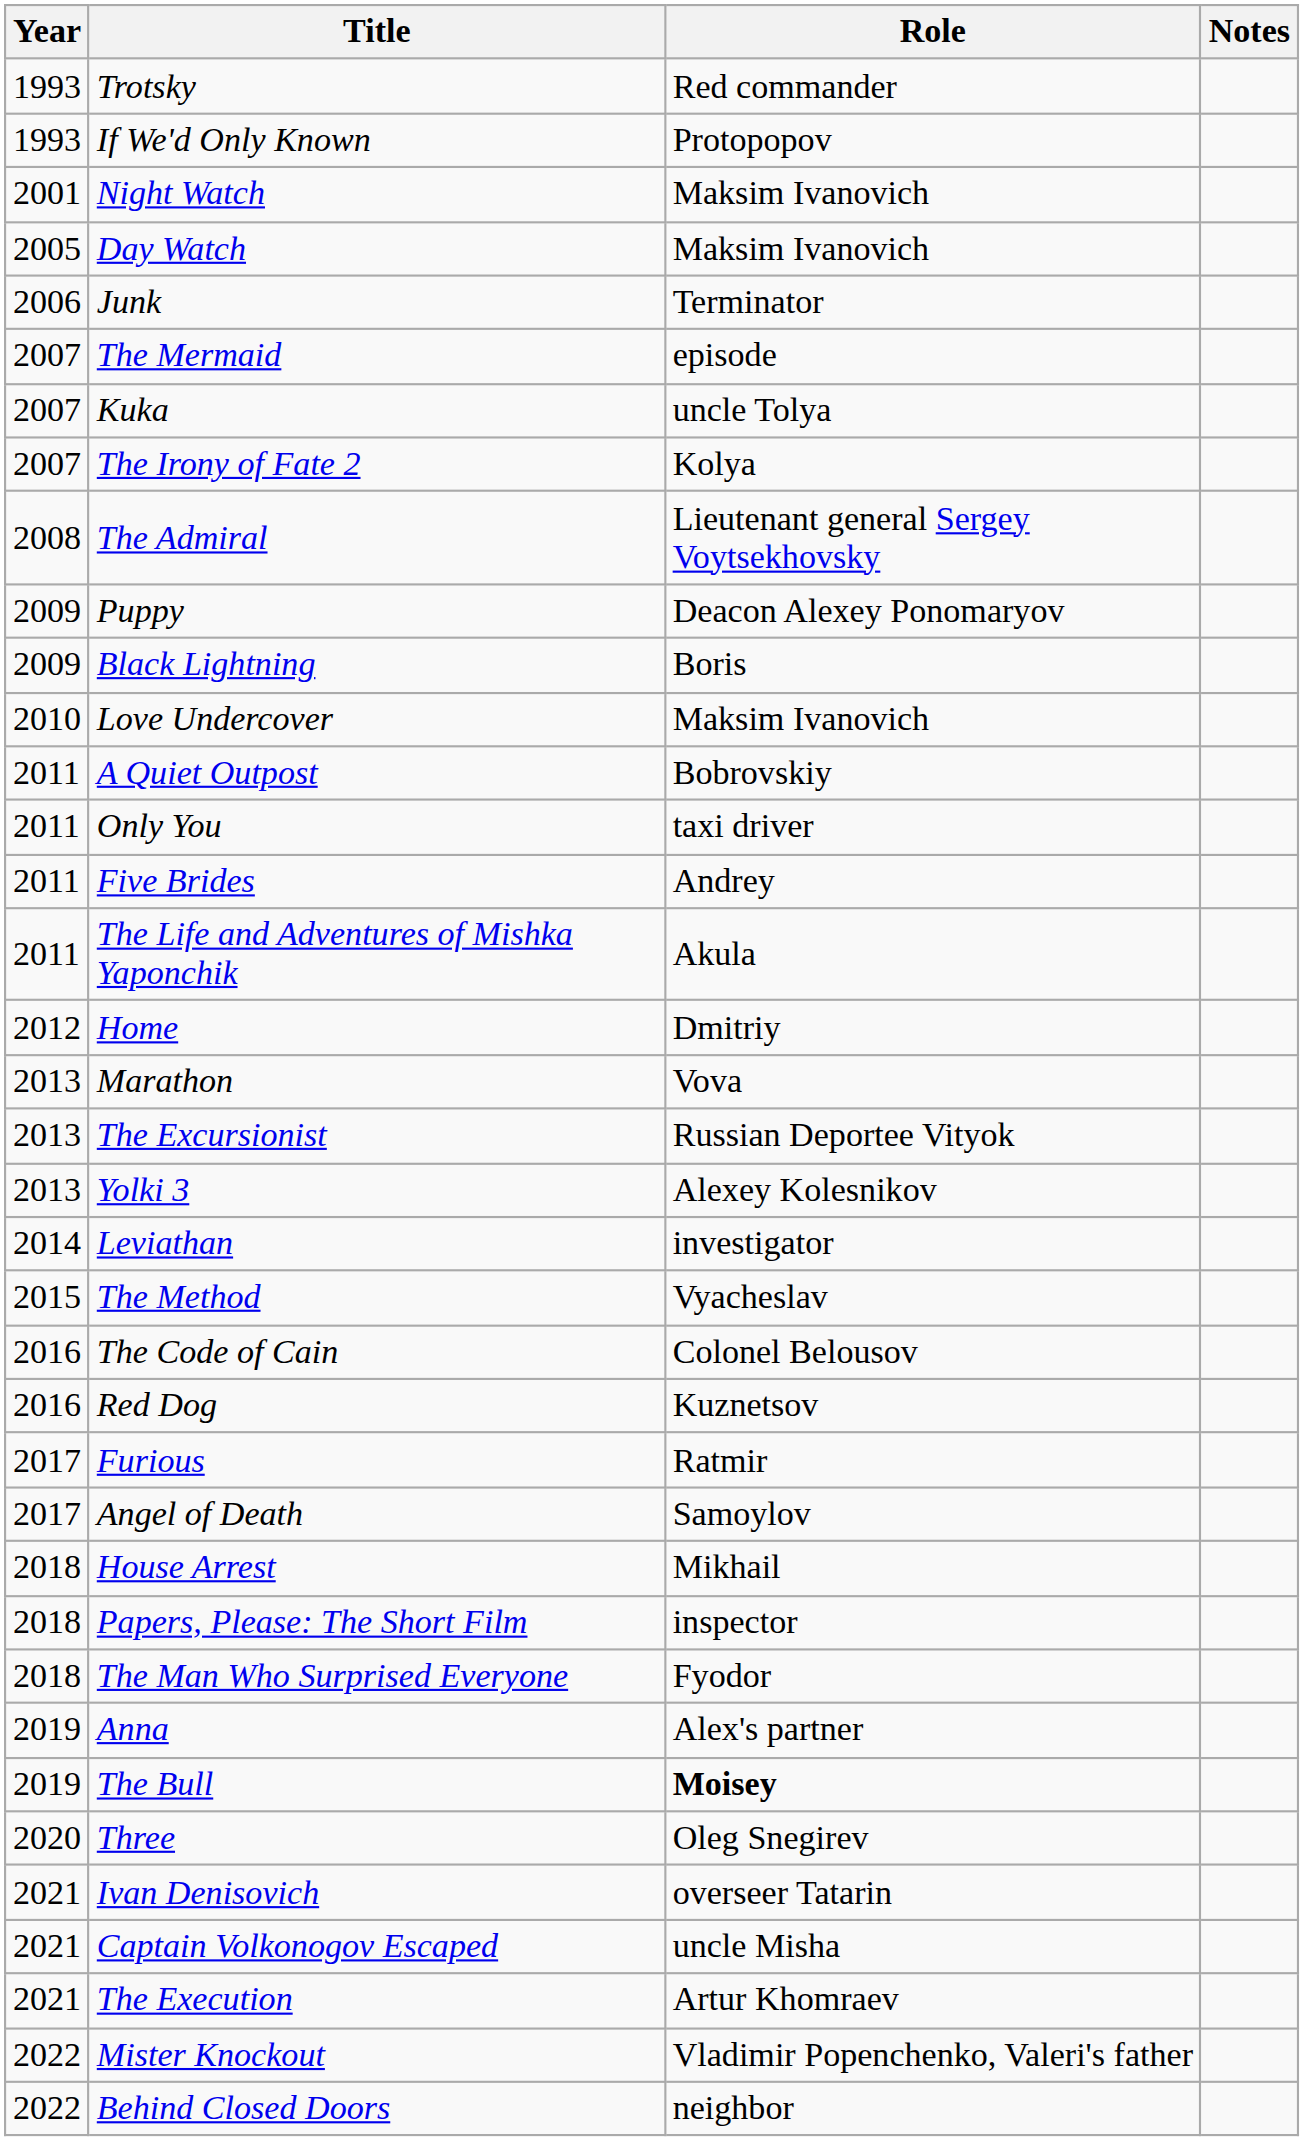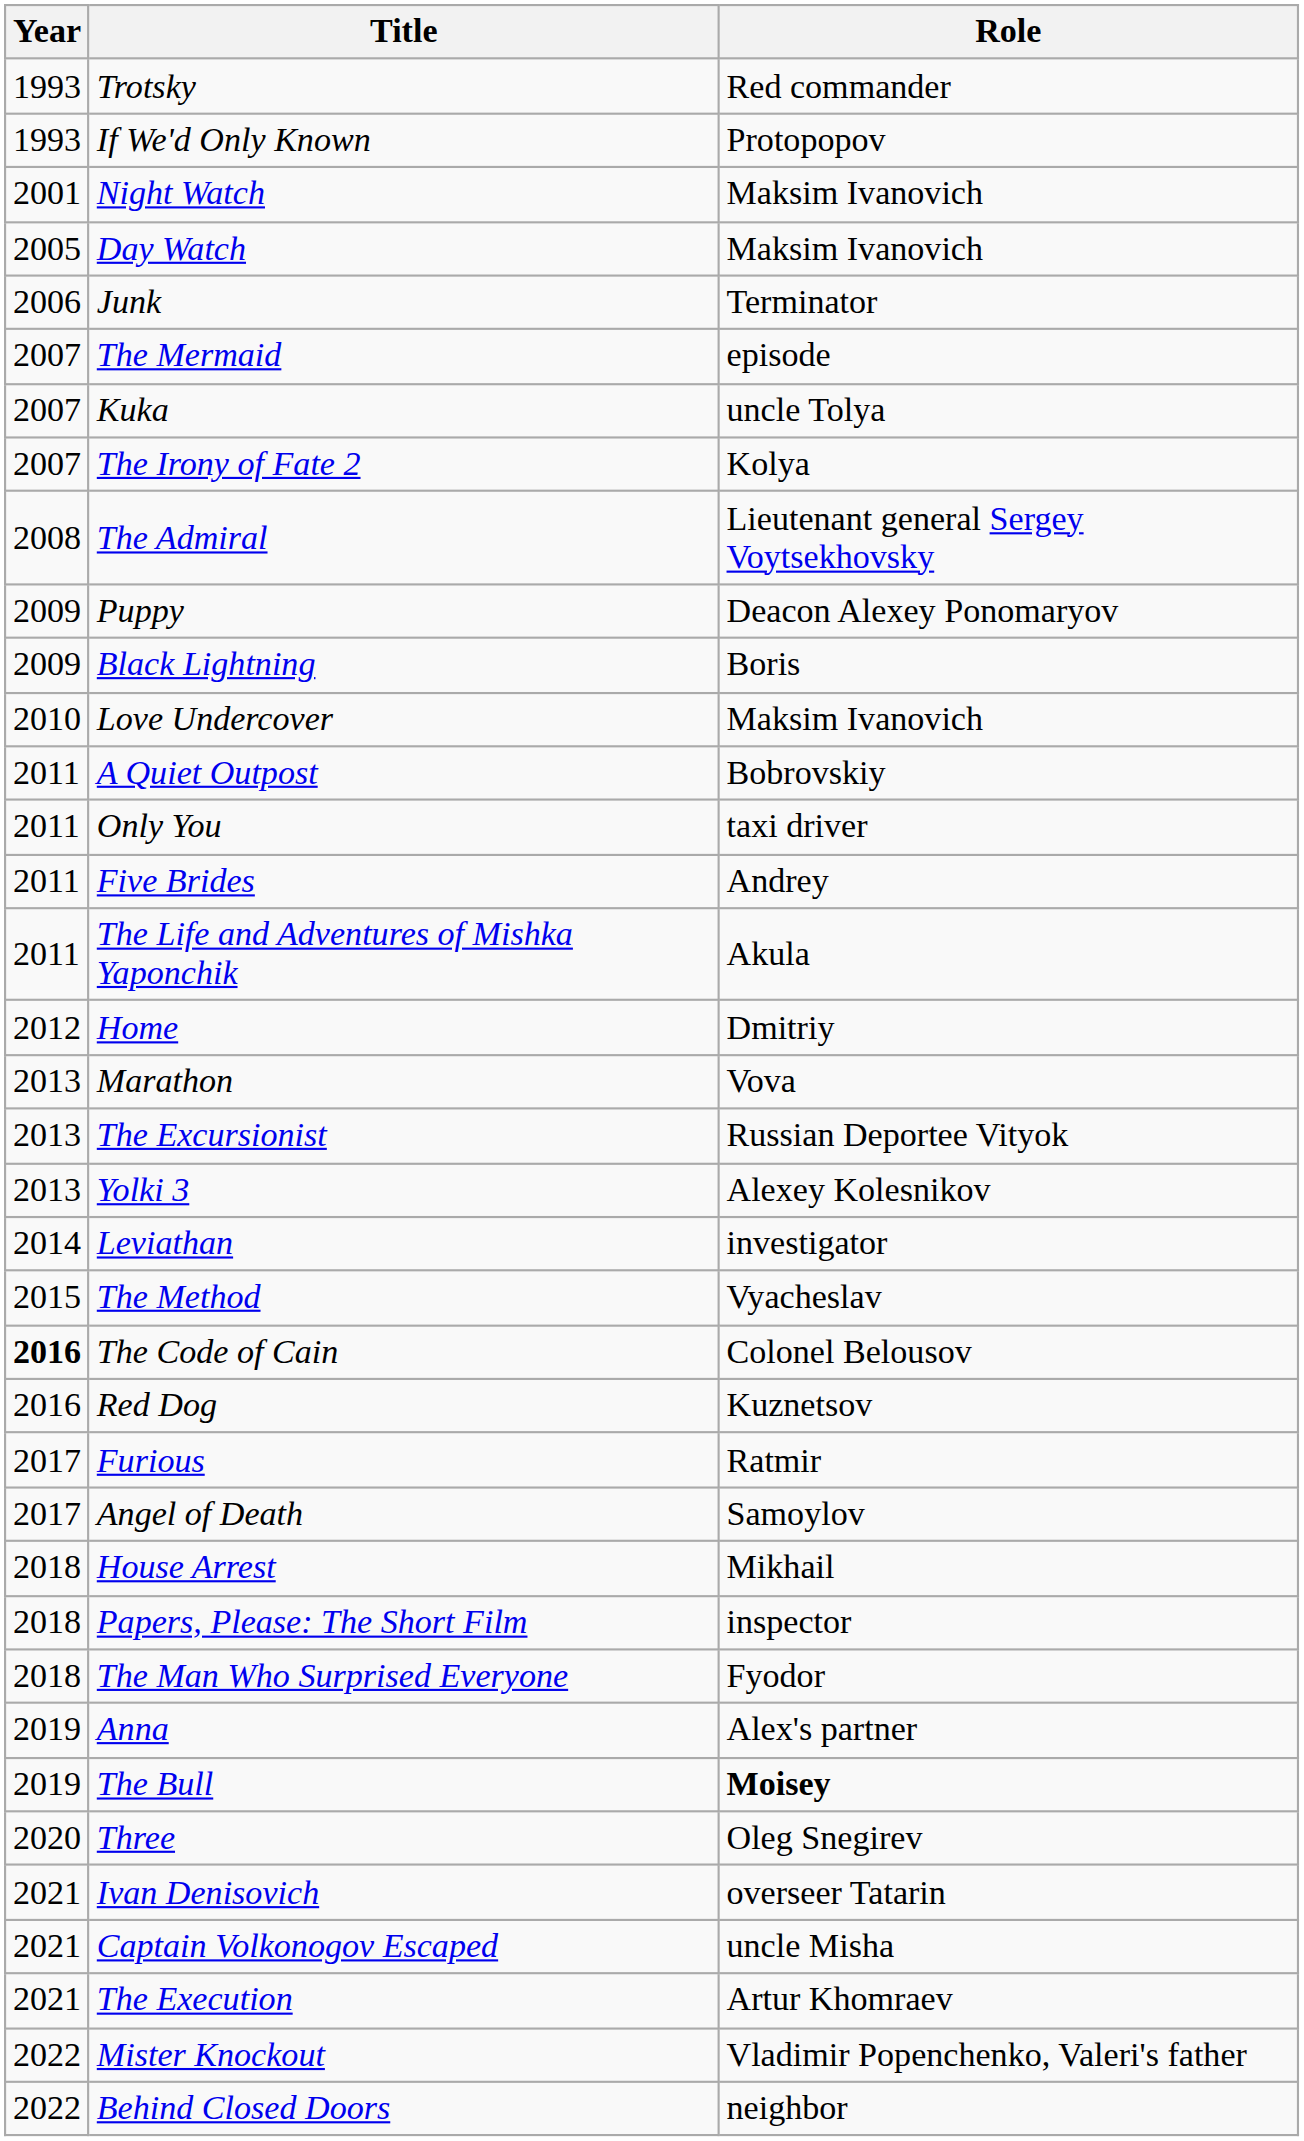- column: (1249, 31)
(47, 1351) normal -> (47, 1351) bold
